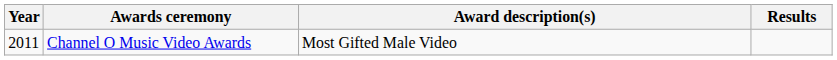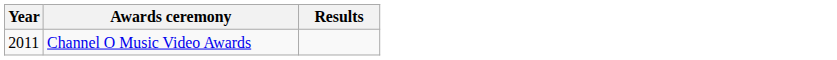- column: (525, 17)
